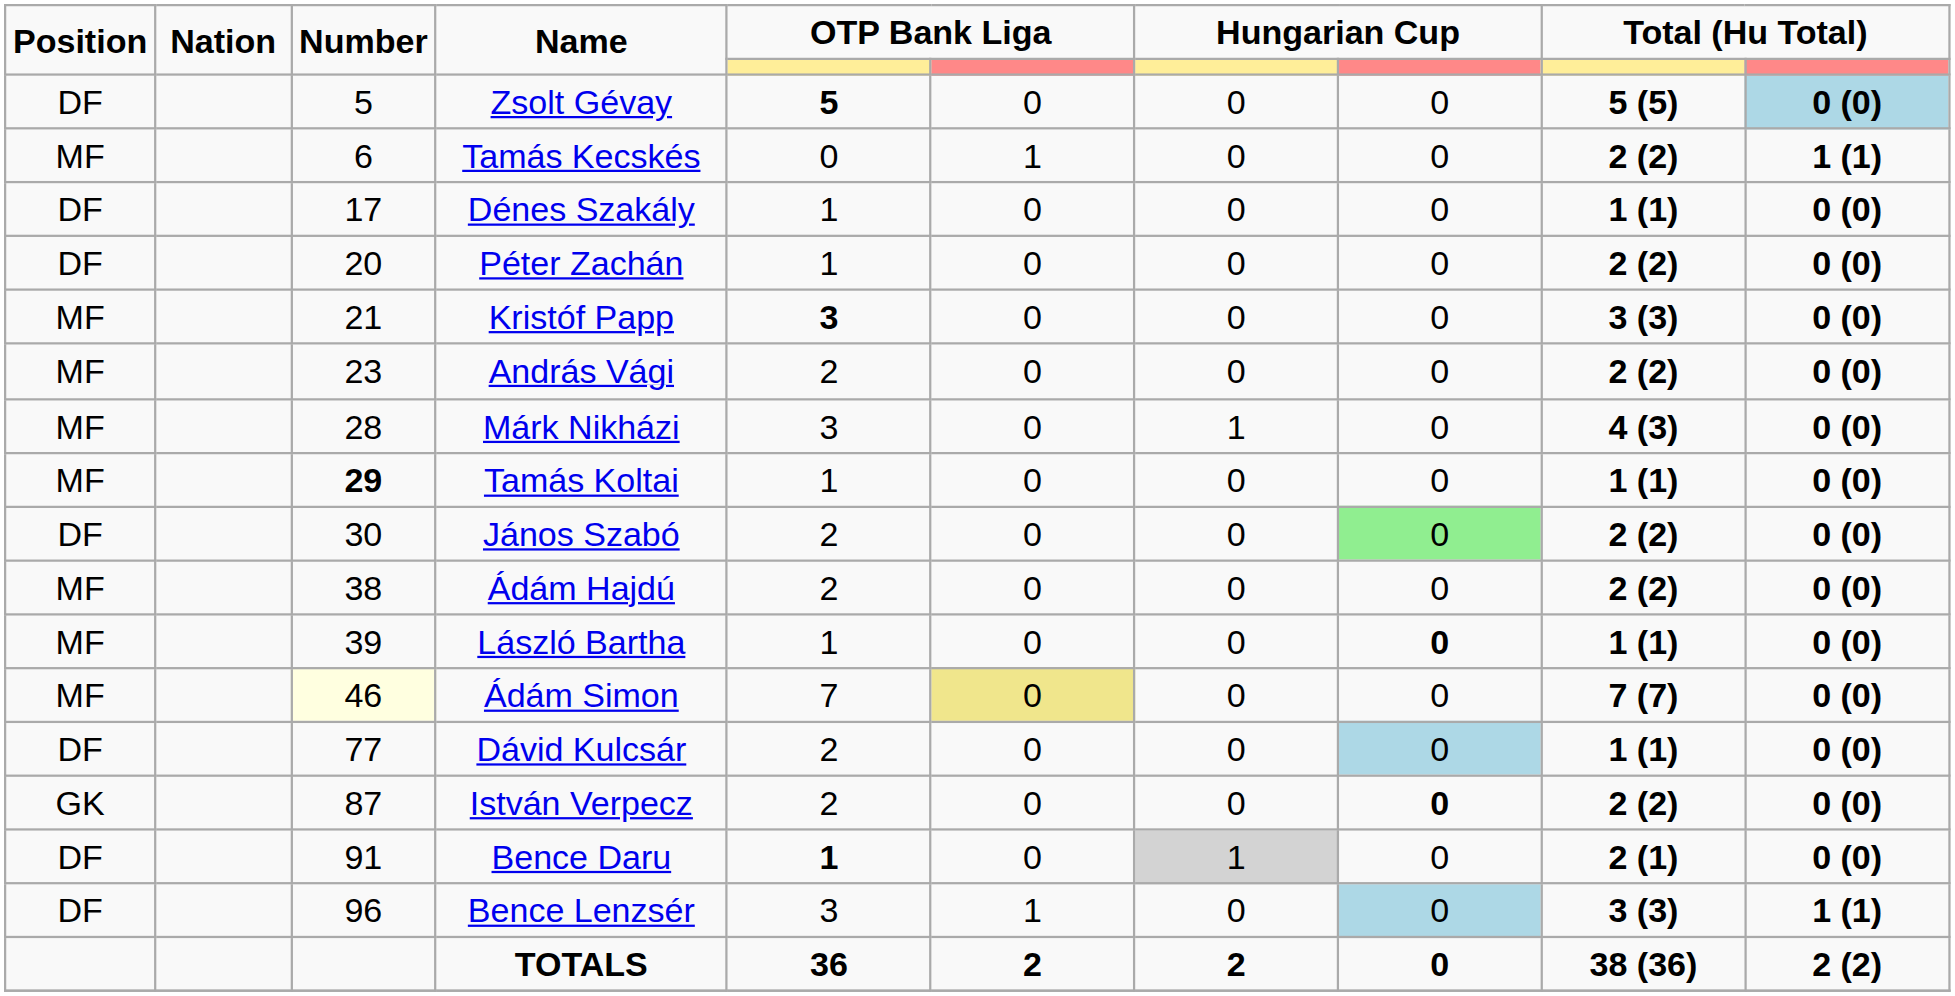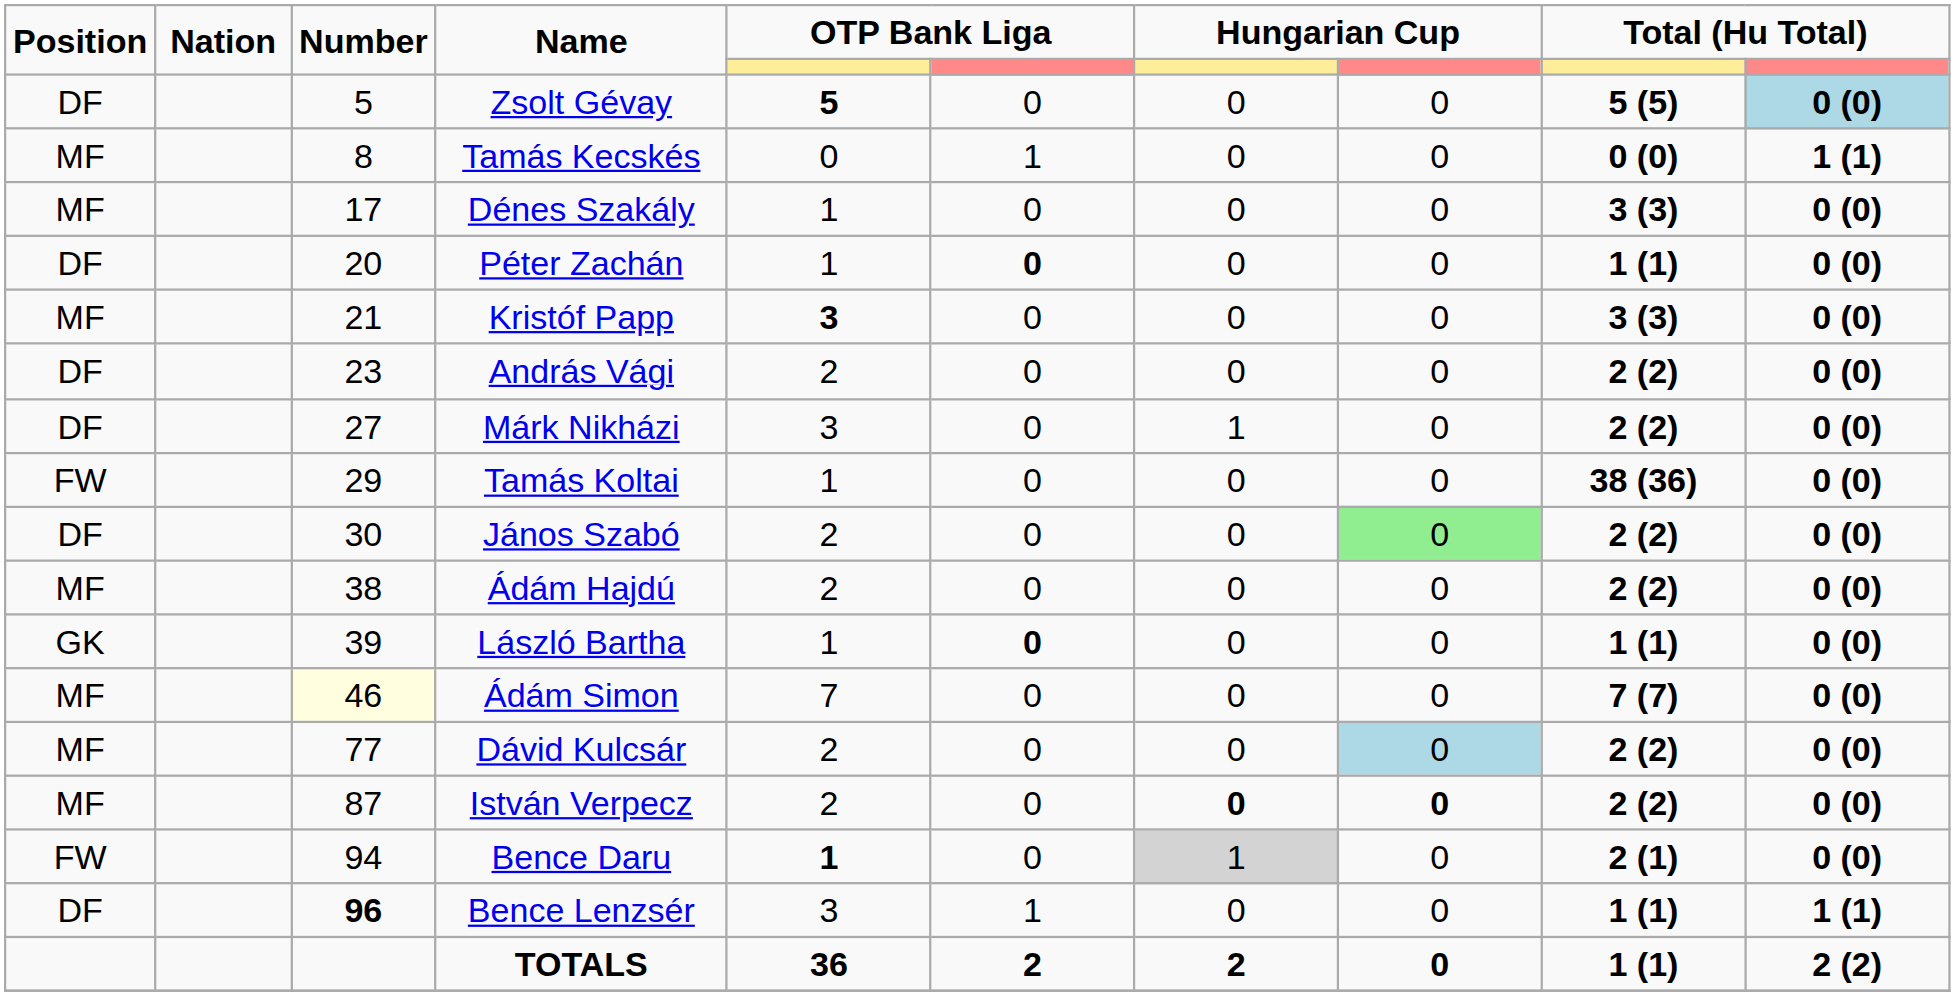(363, 156) 6 -> (363, 156) 8
(1643, 156) 2 (2) -> (1643, 156) 0 (0)
(80, 210) DF -> (80, 210) MF
(1643, 210) 1 (1) -> (1643, 210) 3 (3)
(1033, 264) normal -> (1033, 264) bold
(1643, 264) 2 (2) -> (1643, 264) 1 (1)
(80, 371) MF -> (80, 371) DF
(80, 425) MF -> (80, 425) DF
(363, 425) 28 -> (363, 425) 27
(1643, 425) 4 (3) -> (1643, 425) 2 (2)
(80, 479) MF -> (80, 479) FW
(363, 479) bold -> (363, 479) normal
(1643, 479) 1 (1) -> (1643, 479) 38 (36)
(80, 641) MF -> (80, 641) GK
(1033, 641) normal -> (1033, 641) bold
(1440, 641) bold -> (1440, 641) normal
(1033, 695) khaki background -> (1033, 695) no background
(80, 749) DF -> (80, 749) MF
(1643, 749) 1 (1) -> (1643, 749) 2 (2)
(80, 803) GK -> (80, 803) MF
(1236, 803) normal -> (1236, 803) bold
(80, 857) DF -> (80, 857) FW
(363, 857) 91 -> (363, 857) 94
(363, 910) normal -> (363, 910) bold
(1440, 910) lightblue background -> (1440, 910) no background
(1643, 910) 3 (3) -> (1643, 910) 1 (1)
(1643, 964) 38 (36) -> (1643, 964) 1 (1)
